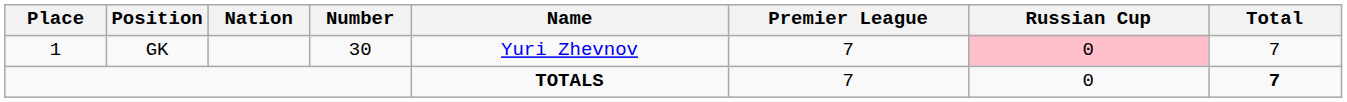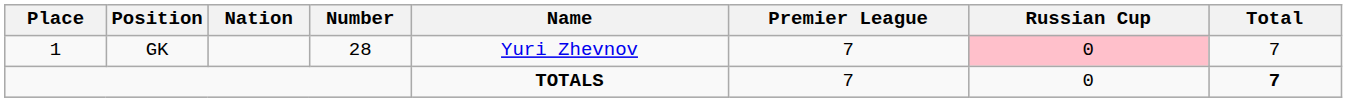(360, 51) 30 -> (360, 51) 28
